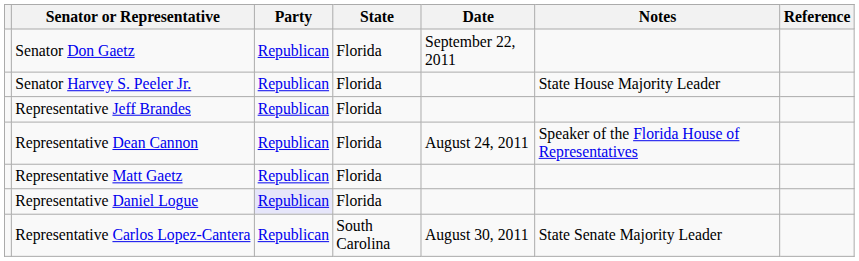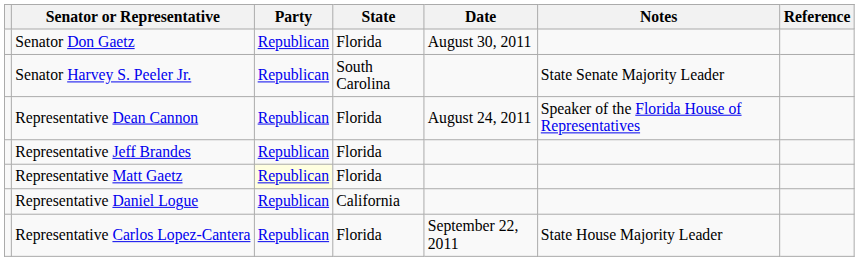(470, 50) September 22, 2011 -> (479, 41) August 30, 2011
(359, 84) Florida -> (363, 75) South Carolina
(629, 84) State House Majority Leader -> (632, 75) State Senate Majority Leader
rows swapped: (103, 109) <-> (107, 142)
(293, 176) no background -> (293, 176) lightyellow background
(293, 201) lavender background -> (293, 201) no background
(359, 201) Florida -> (368, 201) California
(363, 235) South Carolina -> (359, 235) Florida
(477, 235) August 30, 2011 -> (473, 235) September 22, 2011
(630, 235) State Senate Majority Leader -> (632, 235) State House Majority Leader
